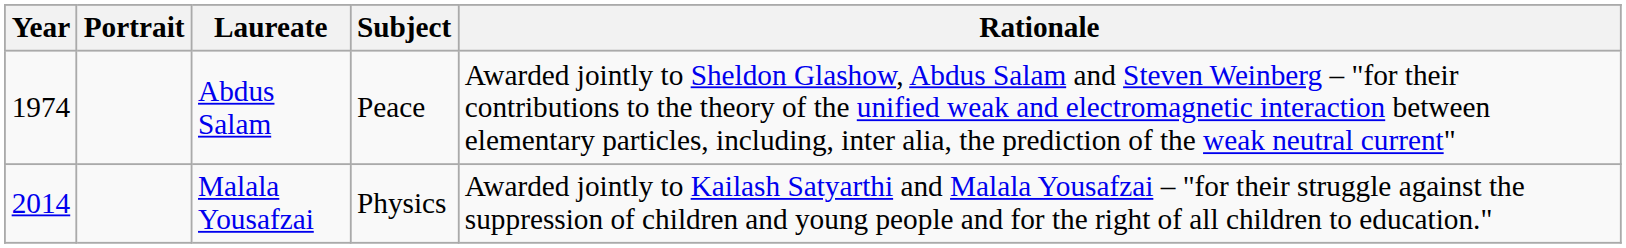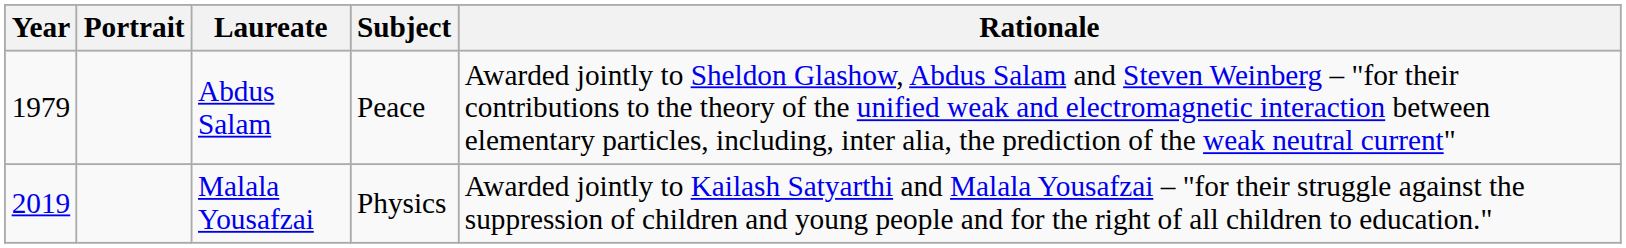(41, 107) 1974 -> (41, 107) 1979
(41, 202) 2014 -> (41, 202) 2019
